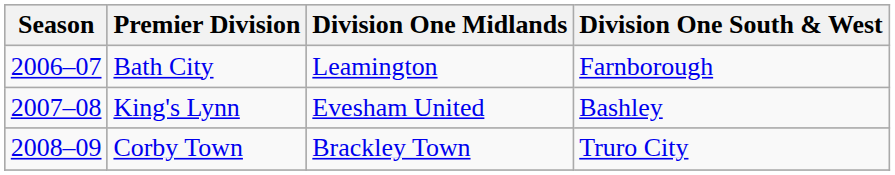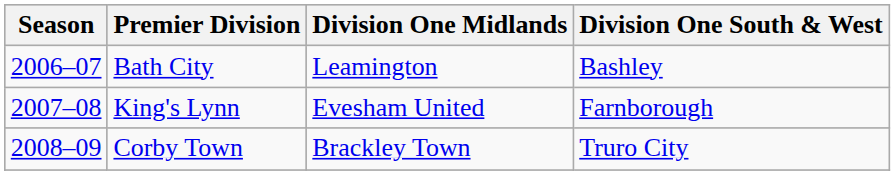(646, 66) Farnborough -> (621, 66) Bashley
(621, 107) Bashley -> (646, 107) Farnborough
